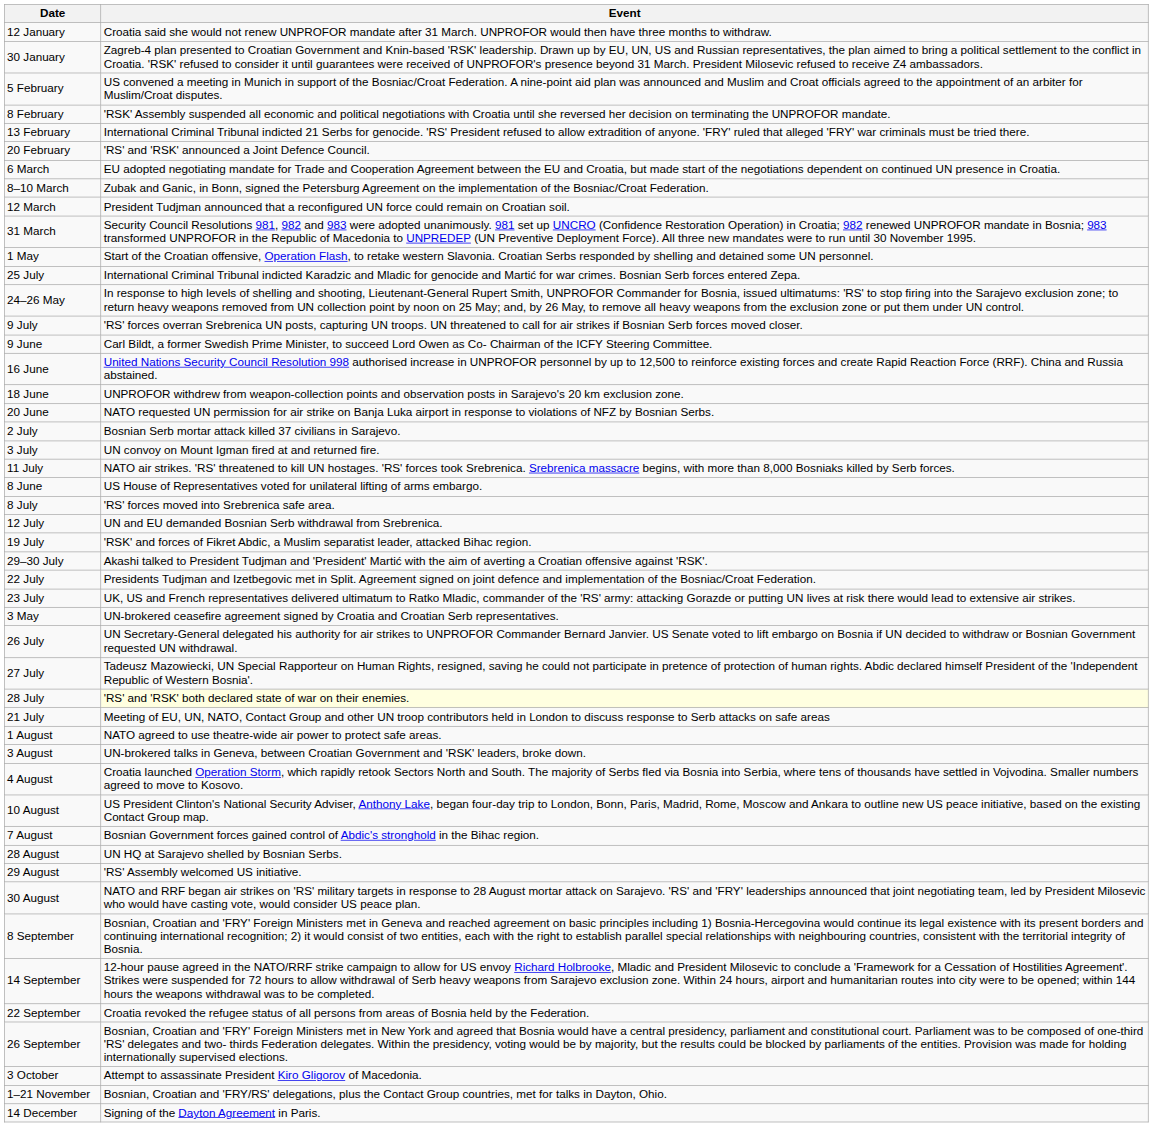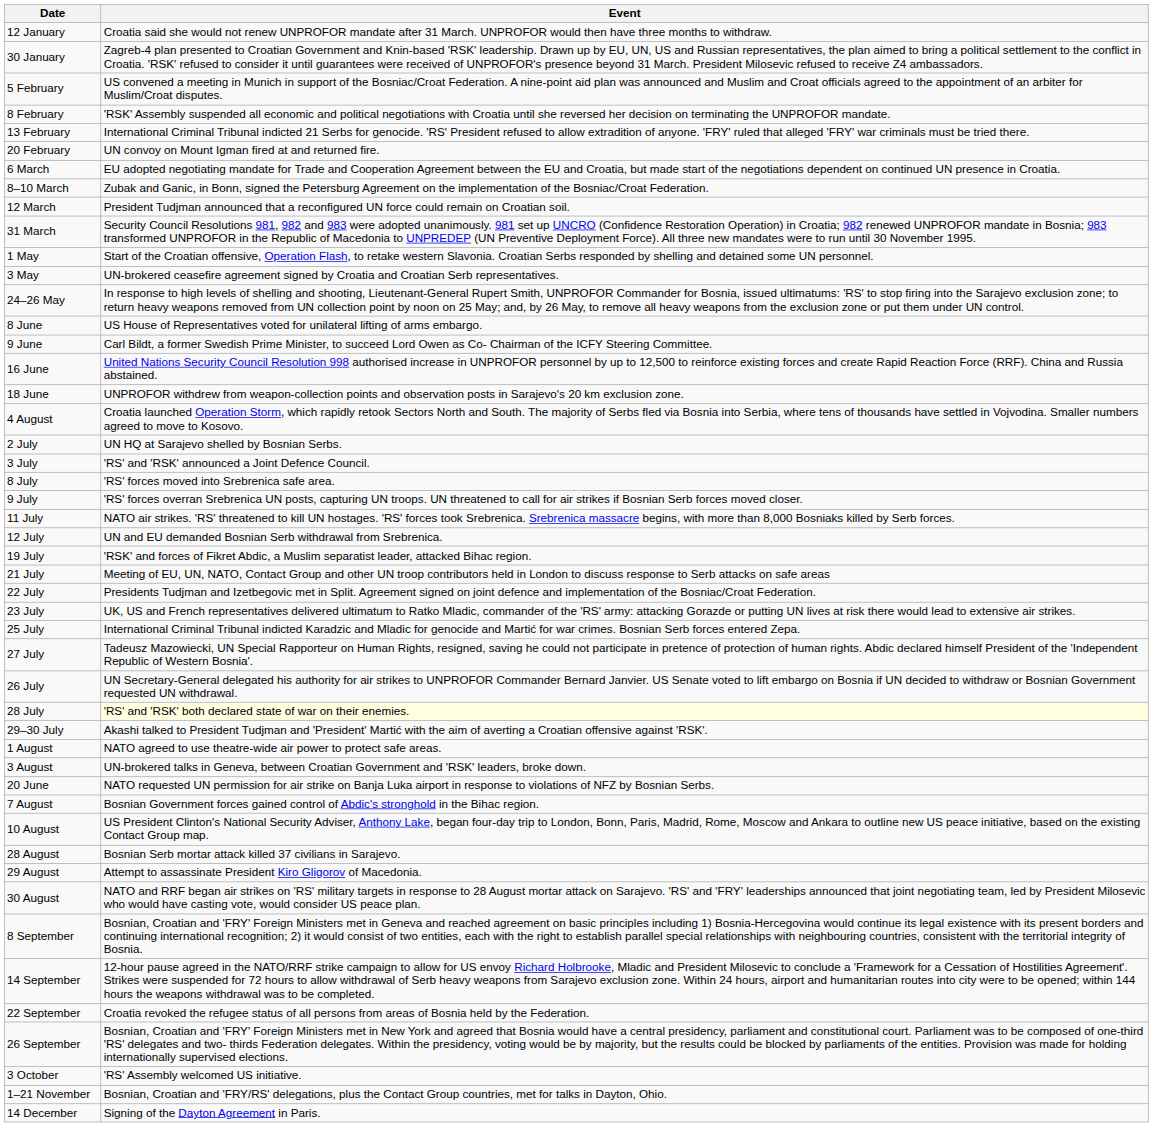(237, 151) 'RS' and 'RSK' announced a Joint Defence Council. -> (242, 151) UN convoy on Mount Igman fired at and returned fire.
rows swapped: (23, 616) <-> (26, 275)
rows swapped: (25, 486) <-> (22, 325)
rows swapped: (28, 412) <-> (30, 779)
(252, 431) Bosnian Serb mortar attack killed 37 civilians in Sarajevo. -> (223, 444) UN HQ at Sarajevo shelled by Bosnian Serbs.
(242, 449) UN convoy on Mount Igman fired at and returned fire. -> (237, 463) 'RS' and 'RSK' announced a Joint Defence Council.
rows swapped: (22, 505) <-> (25, 468)
rows swapped: (26, 717) <-> (35, 561)
rows swapped: (26, 641) <-> (26, 673)
rows swapped: (30, 835) <-> (33, 810)
(223, 854) UN HQ at Sarajevo shelled by Bosnian Serbs. -> (252, 854) Bosnian Serb mortar attack killed 37 civilians in Sarajevo.
(203, 872) 'RS' Assembly welcomed US initiative. -> (263, 872) Attempt to assassinate President Kiro Gligorov of Macedonia.
(263, 1076) Attempt to assassinate President Kiro Gligorov of Macedonia. -> (203, 1076) 'RS' Assembly welcomed US initiative.
